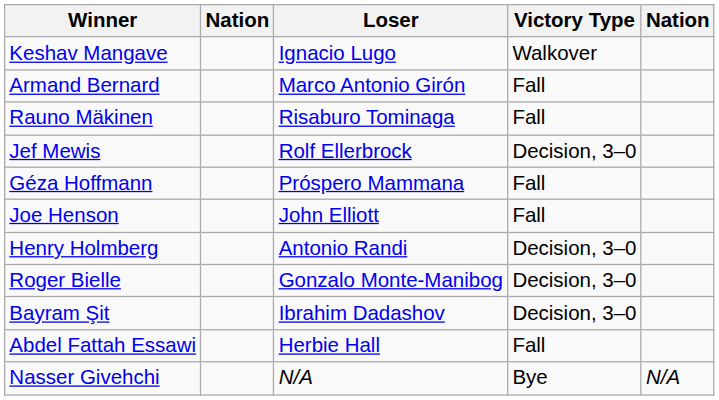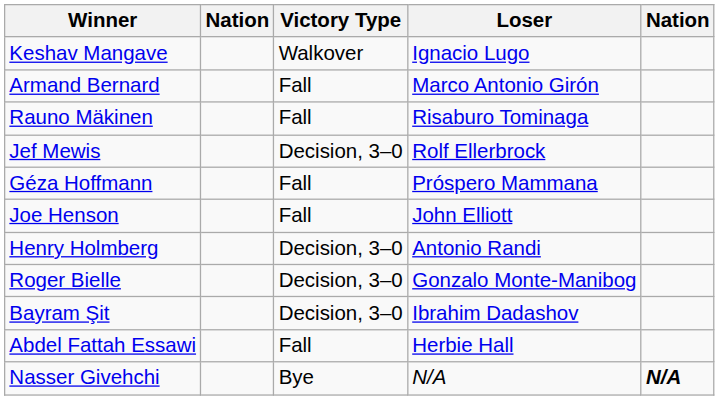columns swapped: (574, 20) <-> (391, 20)
(663, 378) normal -> (664, 378) bold
